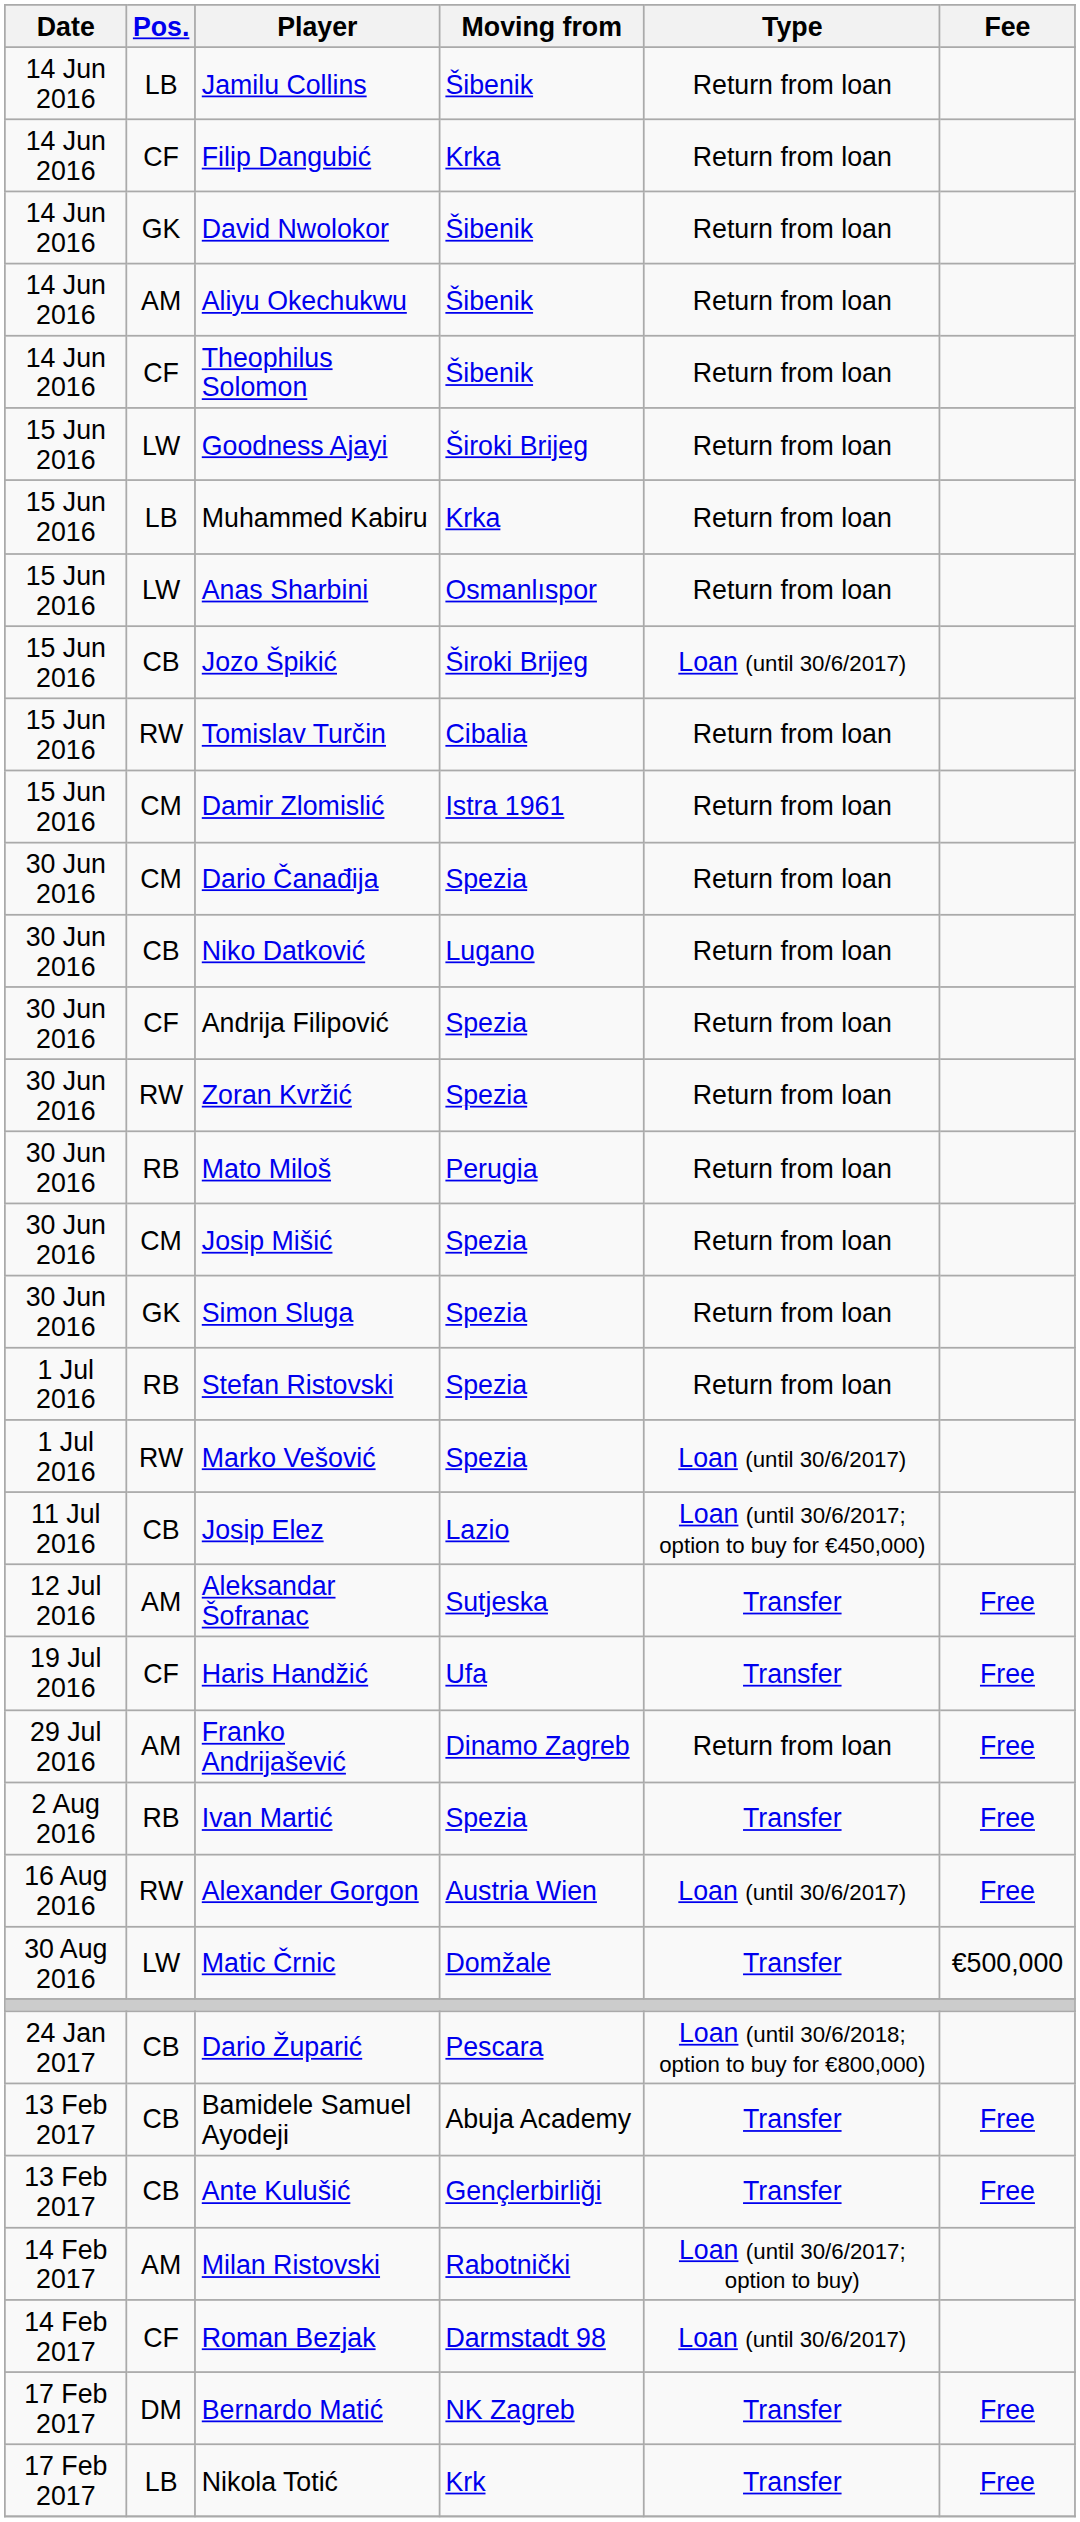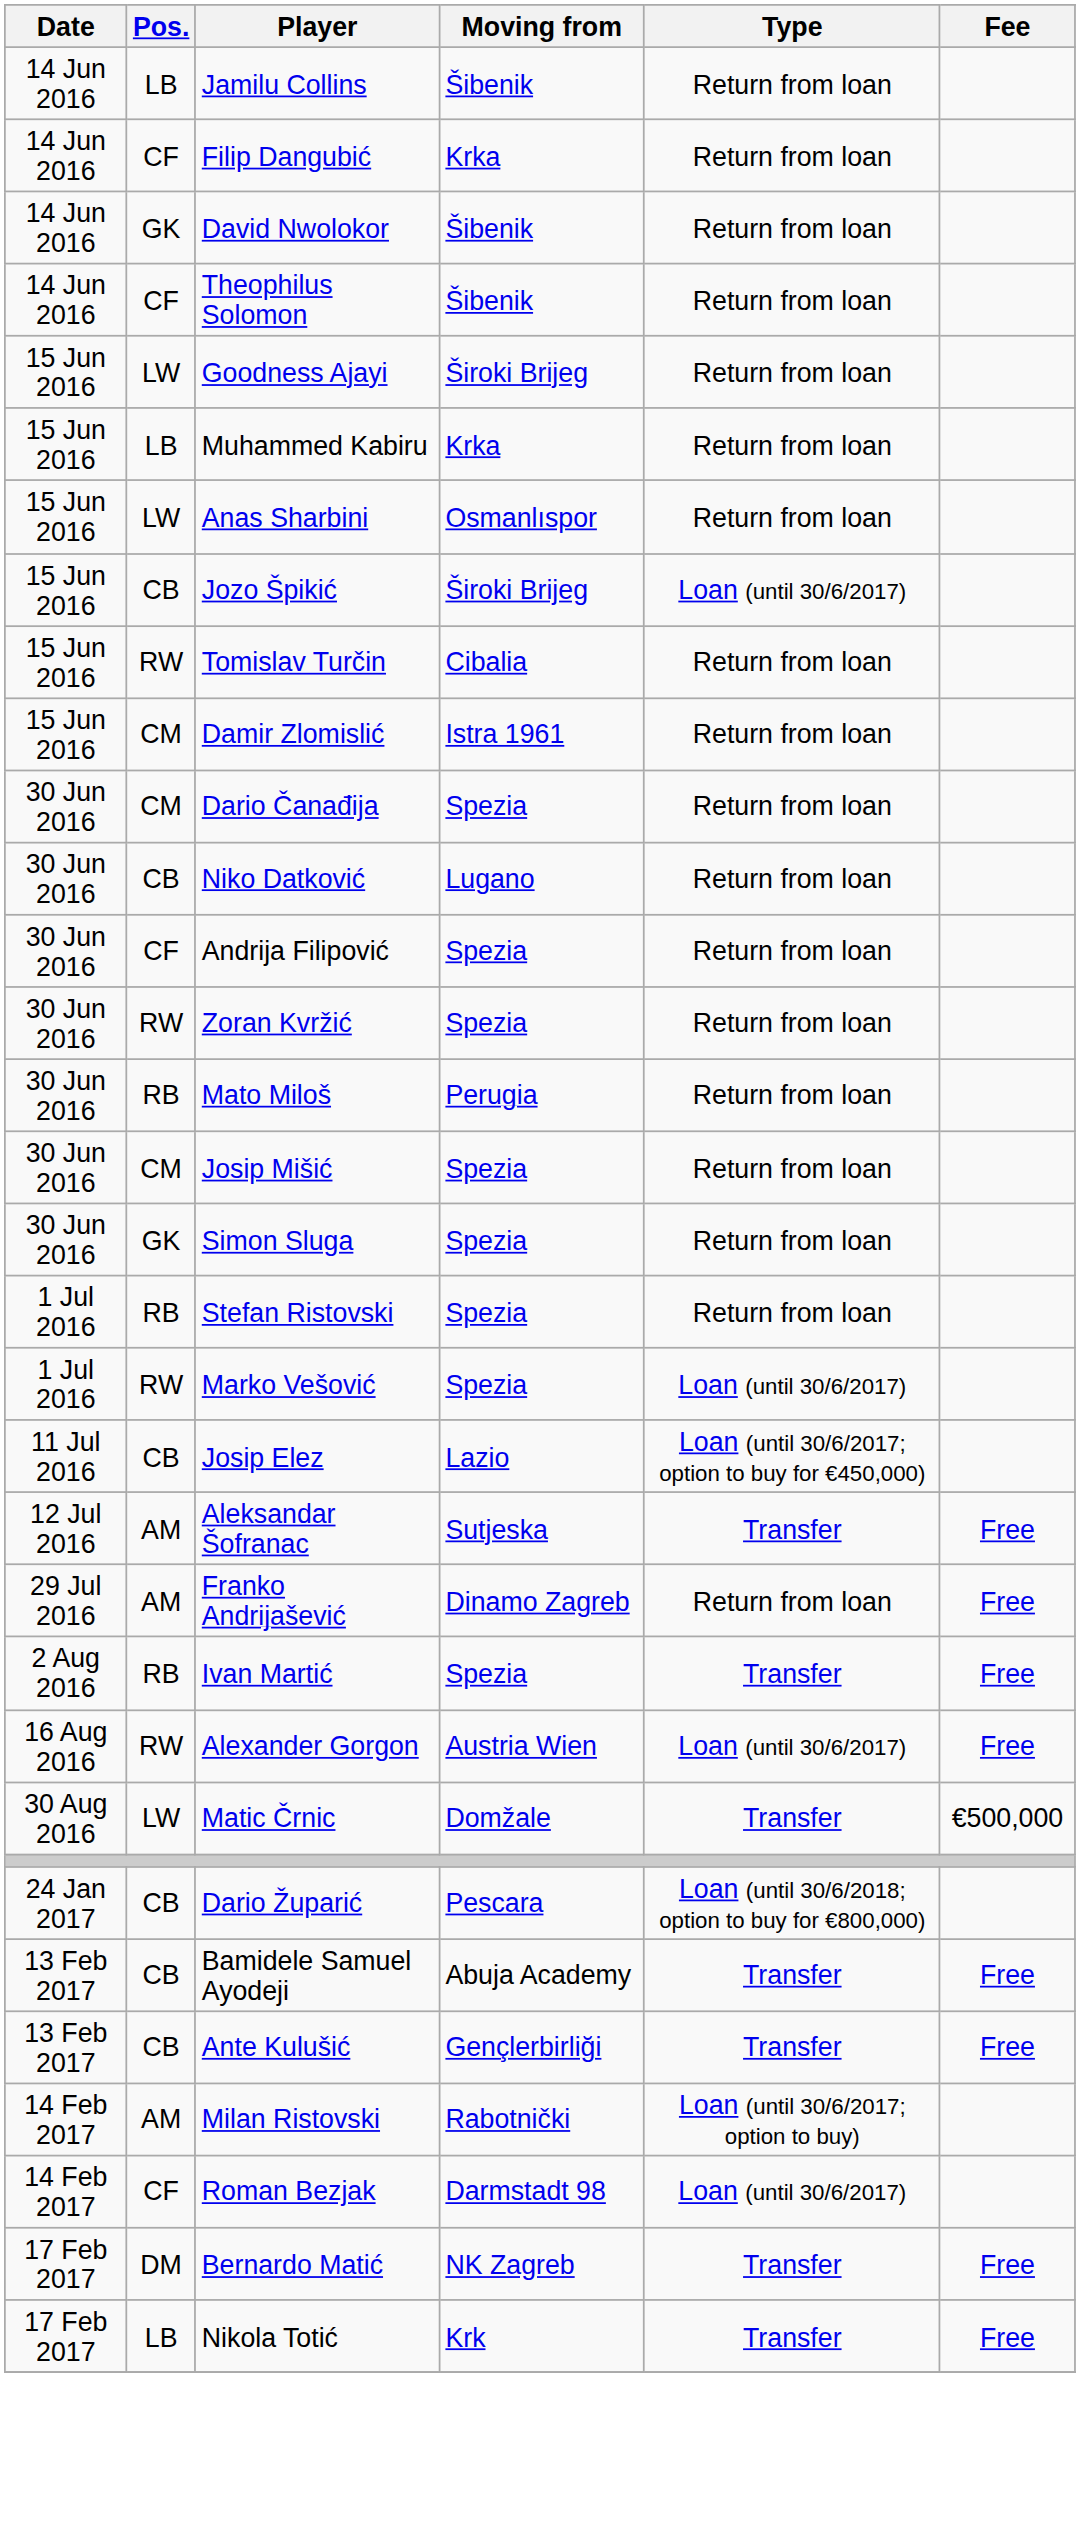- row: (304, 300)
- row: (285, 1673)
